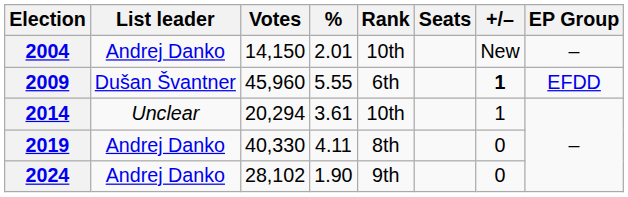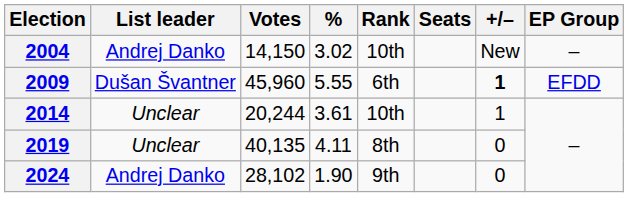(333, 51) 2.01 -> (333, 51) 3.02
(275, 113) 20,294 -> (275, 113) 20,244
(165, 144) Andrej Danko -> (165, 144) Unclear
(275, 144) 40,330 -> (275, 144) 40,135
